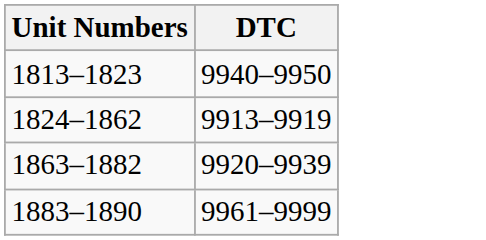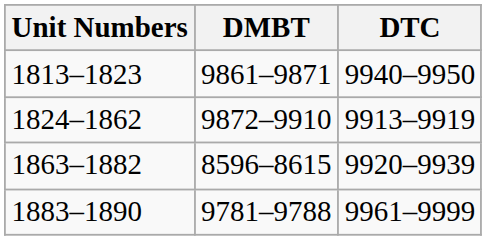+ column: (266, 27)
